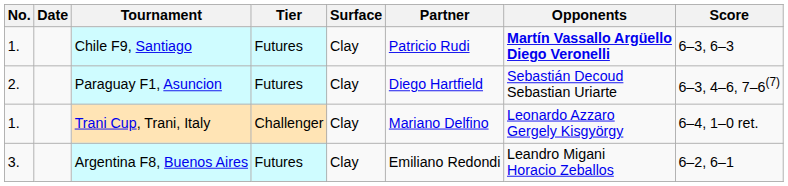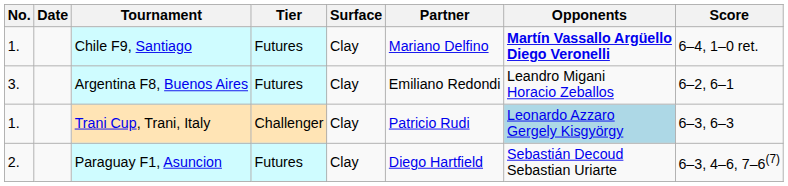(429, 46) Patricio Rudi -> (439, 46) Mariano Delfino
(706, 46) 6–3, 6–3 -> (718, 46) 6–4, 1–0 ret.
rows swapped: (148, 84) <-> (161, 162)
(439, 123) Mariano Delfino -> (429, 123) Patricio Rudi
(565, 123) no background -> (565, 123) lightblue background
(718, 123) 6–4, 1–0 ret. -> (706, 123) 6–3, 6–3
